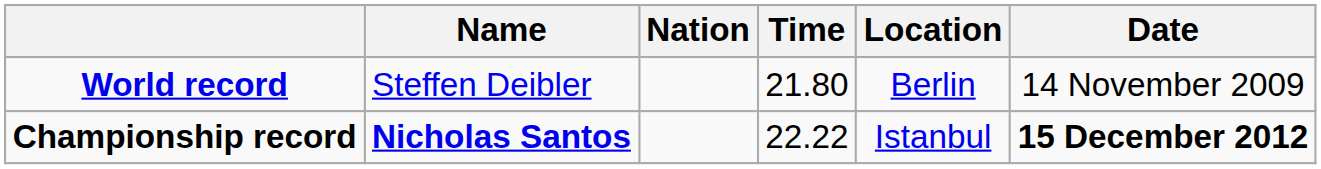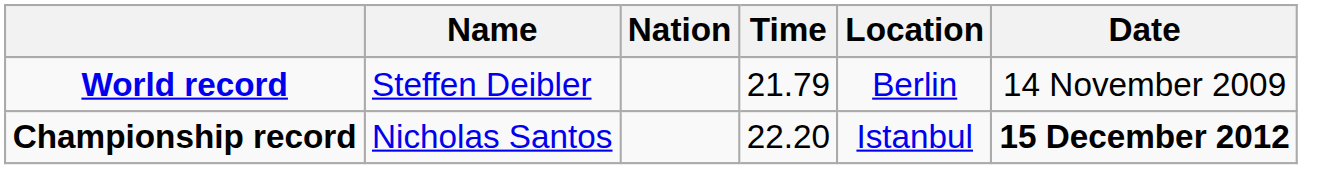(807, 83) 21.80 -> (788, 83) 21.79
(501, 136) bold -> (492, 136) normal
(807, 136) 22.22 -> (788, 136) 22.20
